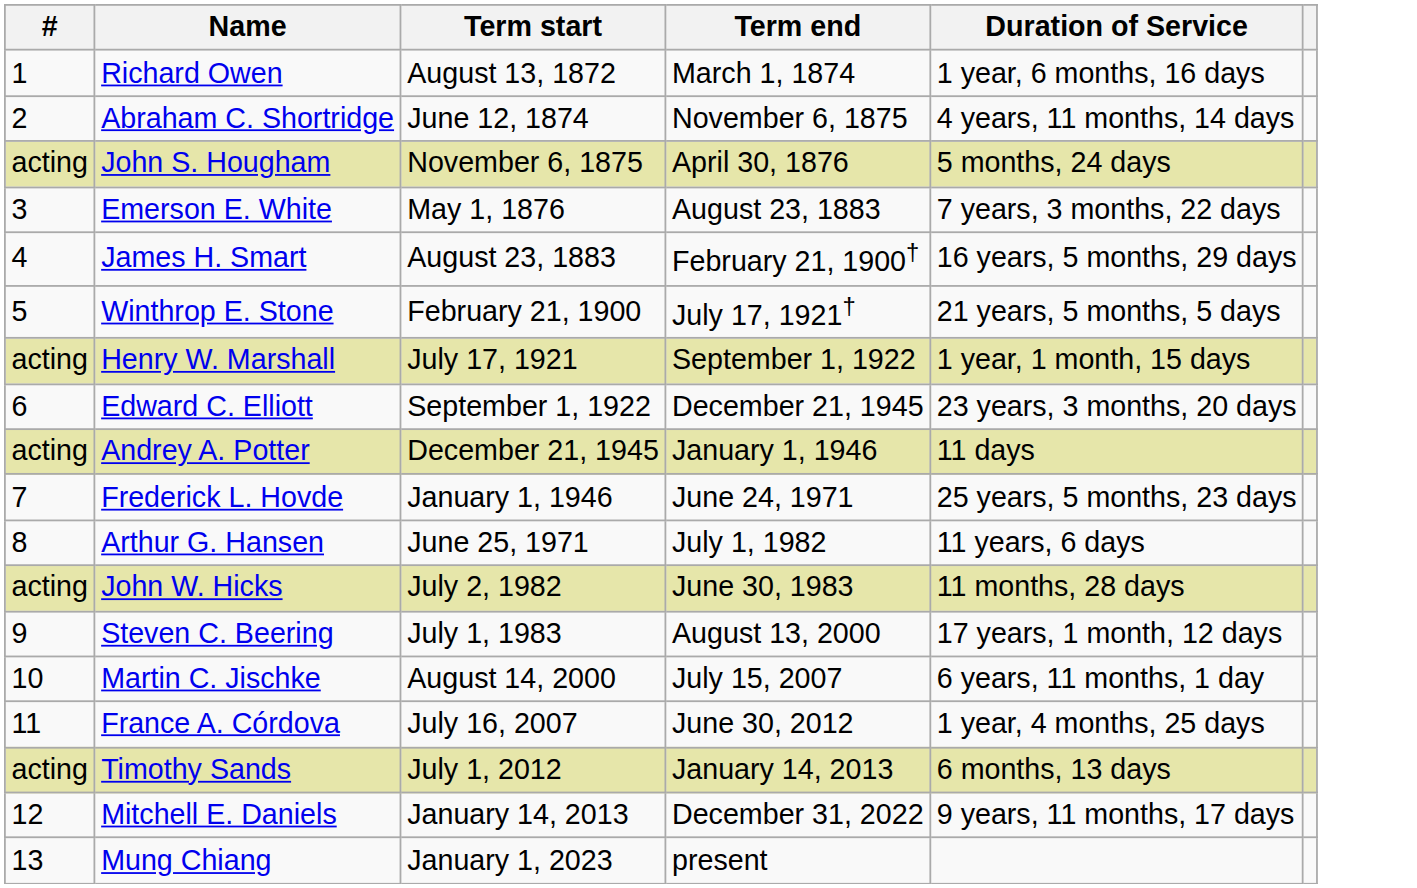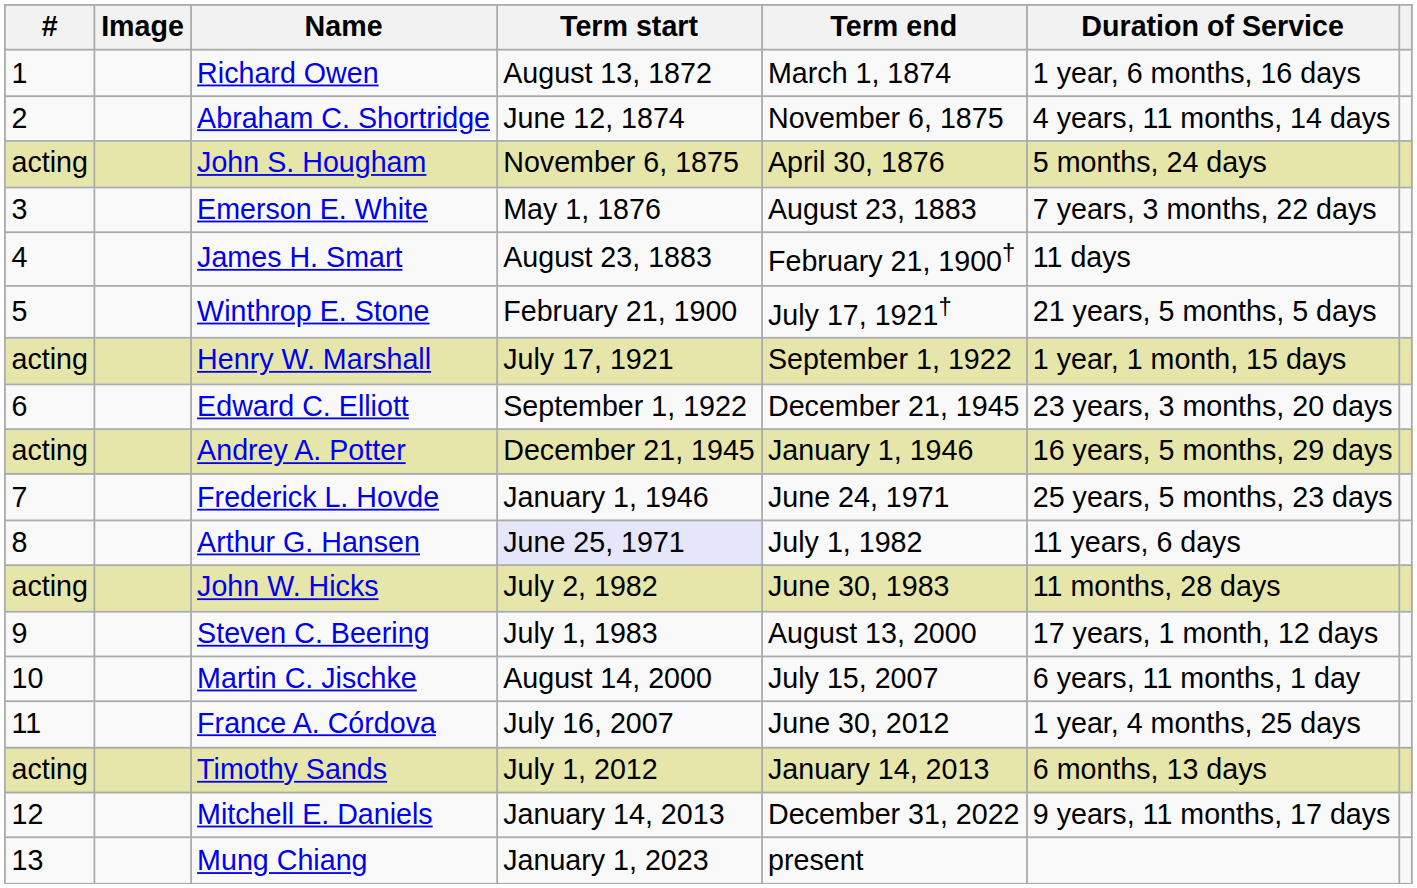+ column: (143, 27)
(1117, 258) 16 years, 5 months, 29 days -> (1082, 258) 11 days
(986, 451) 11 days -> (1213, 451) 16 years, 5 months, 29 days
(498, 542) no background -> (594, 542) lavender background
